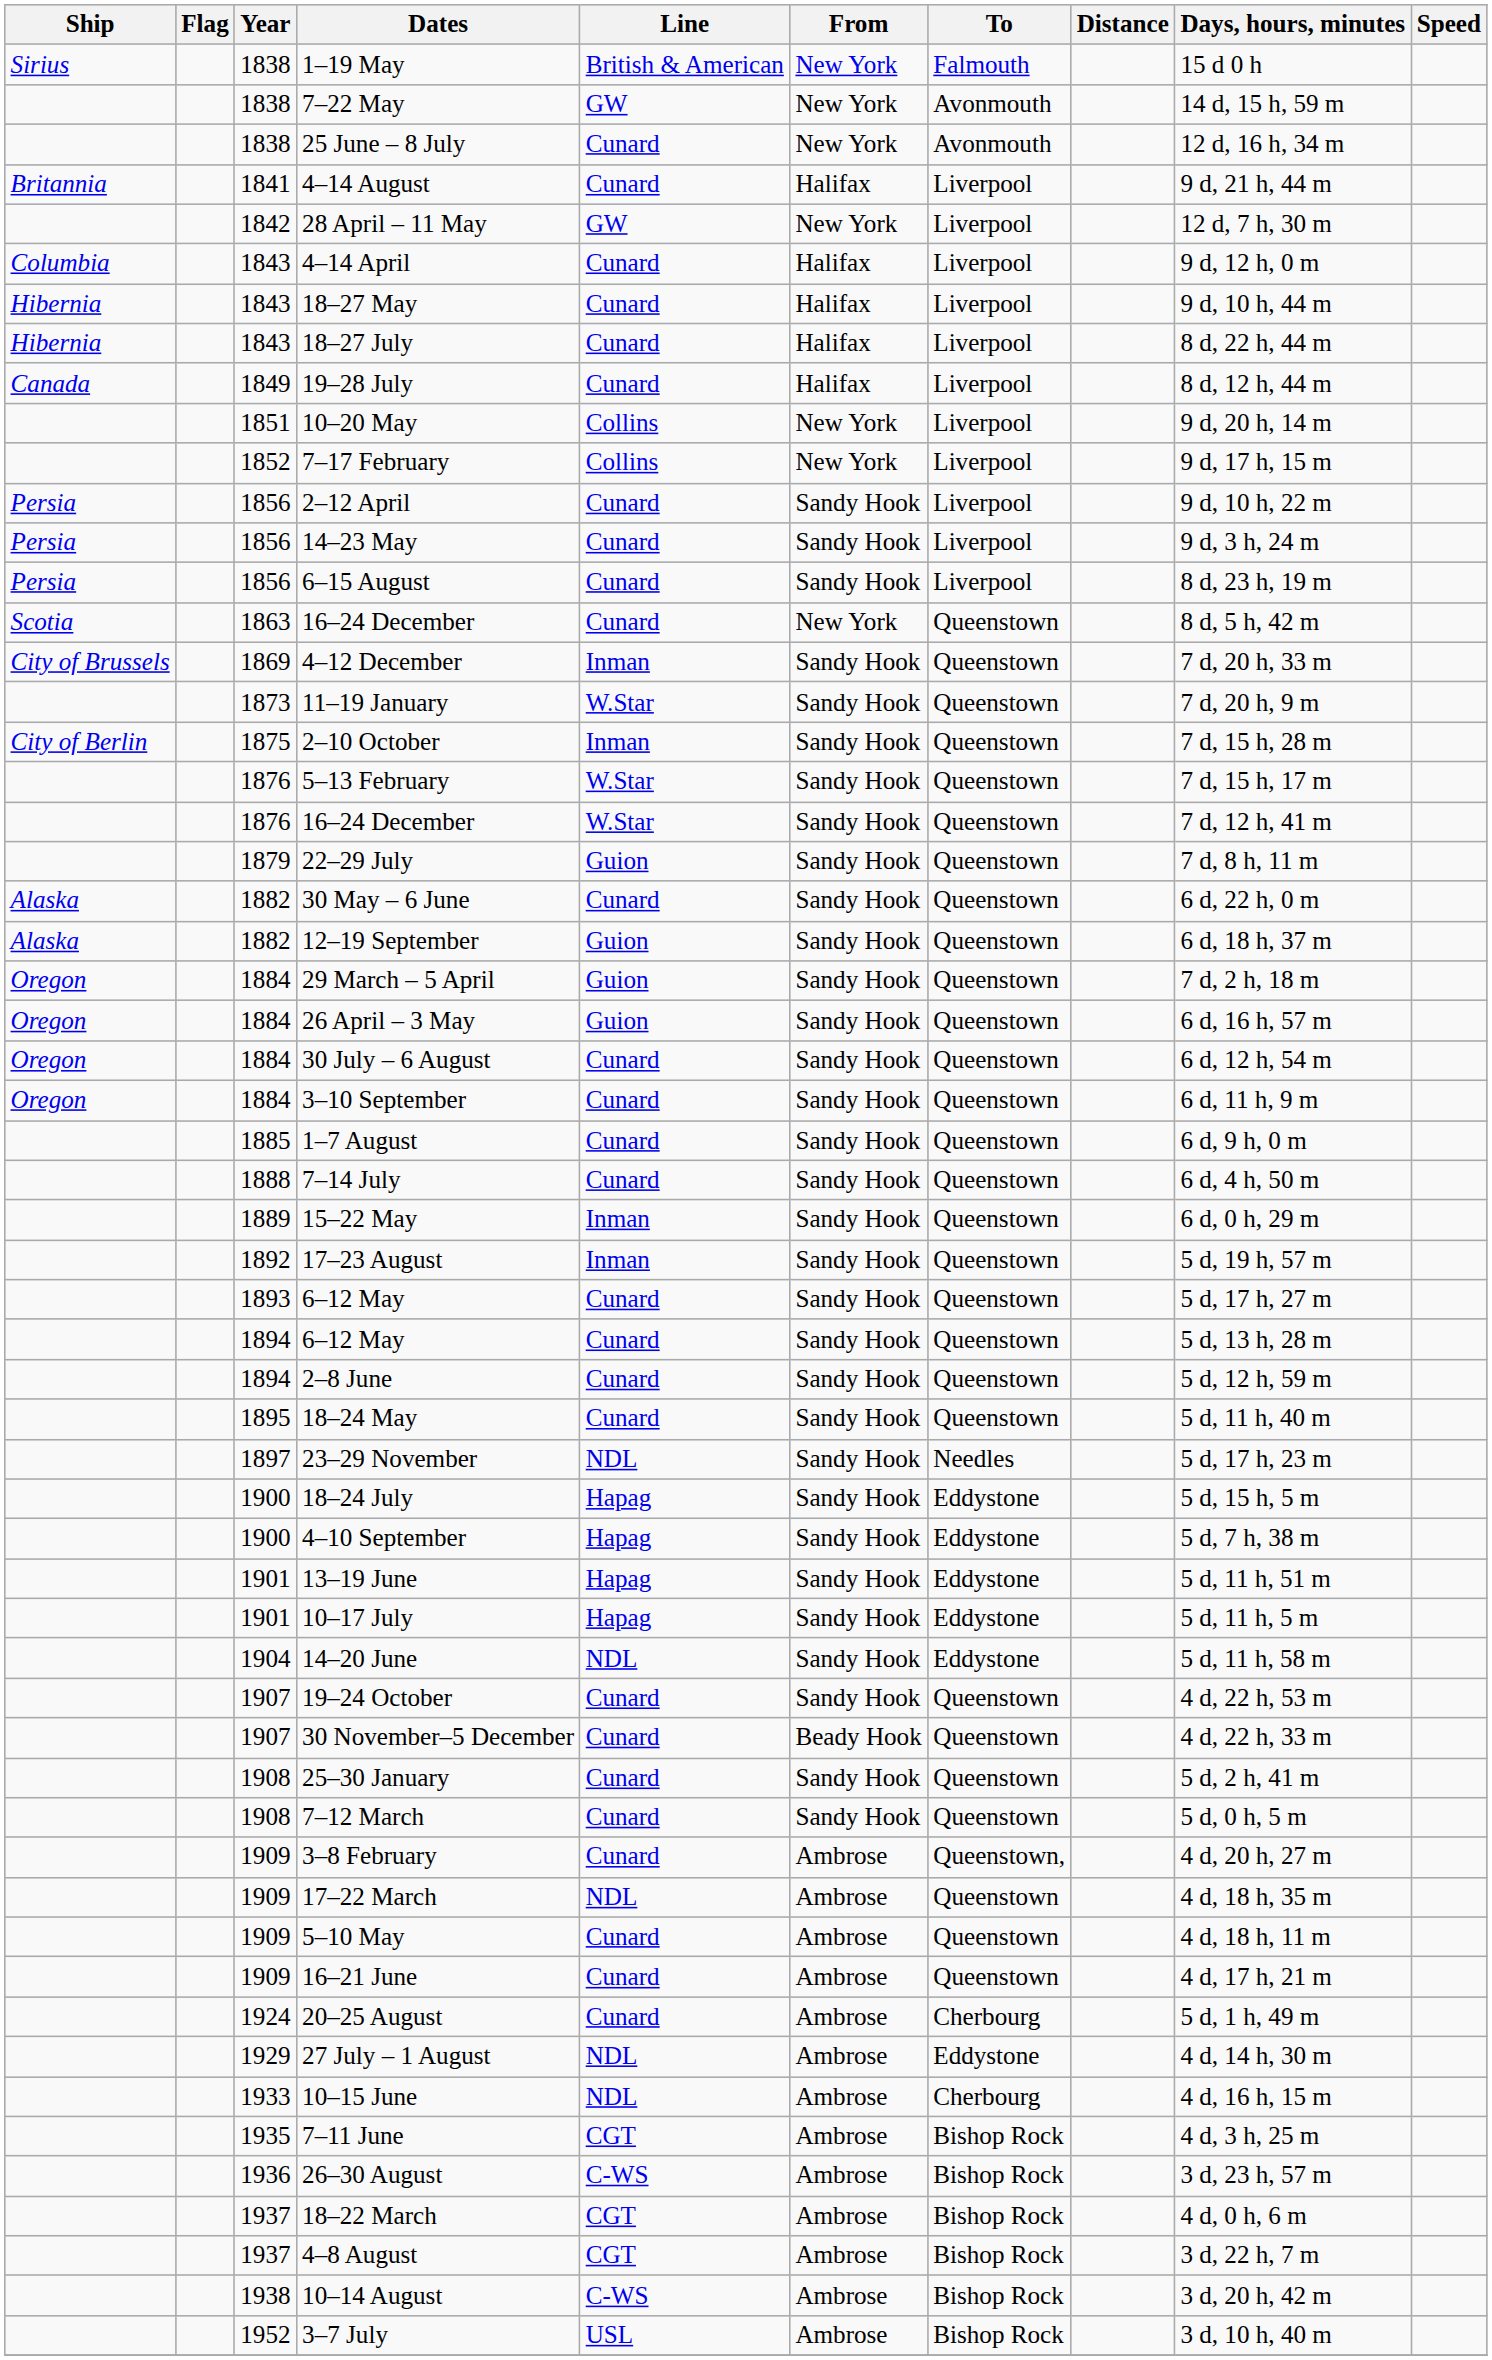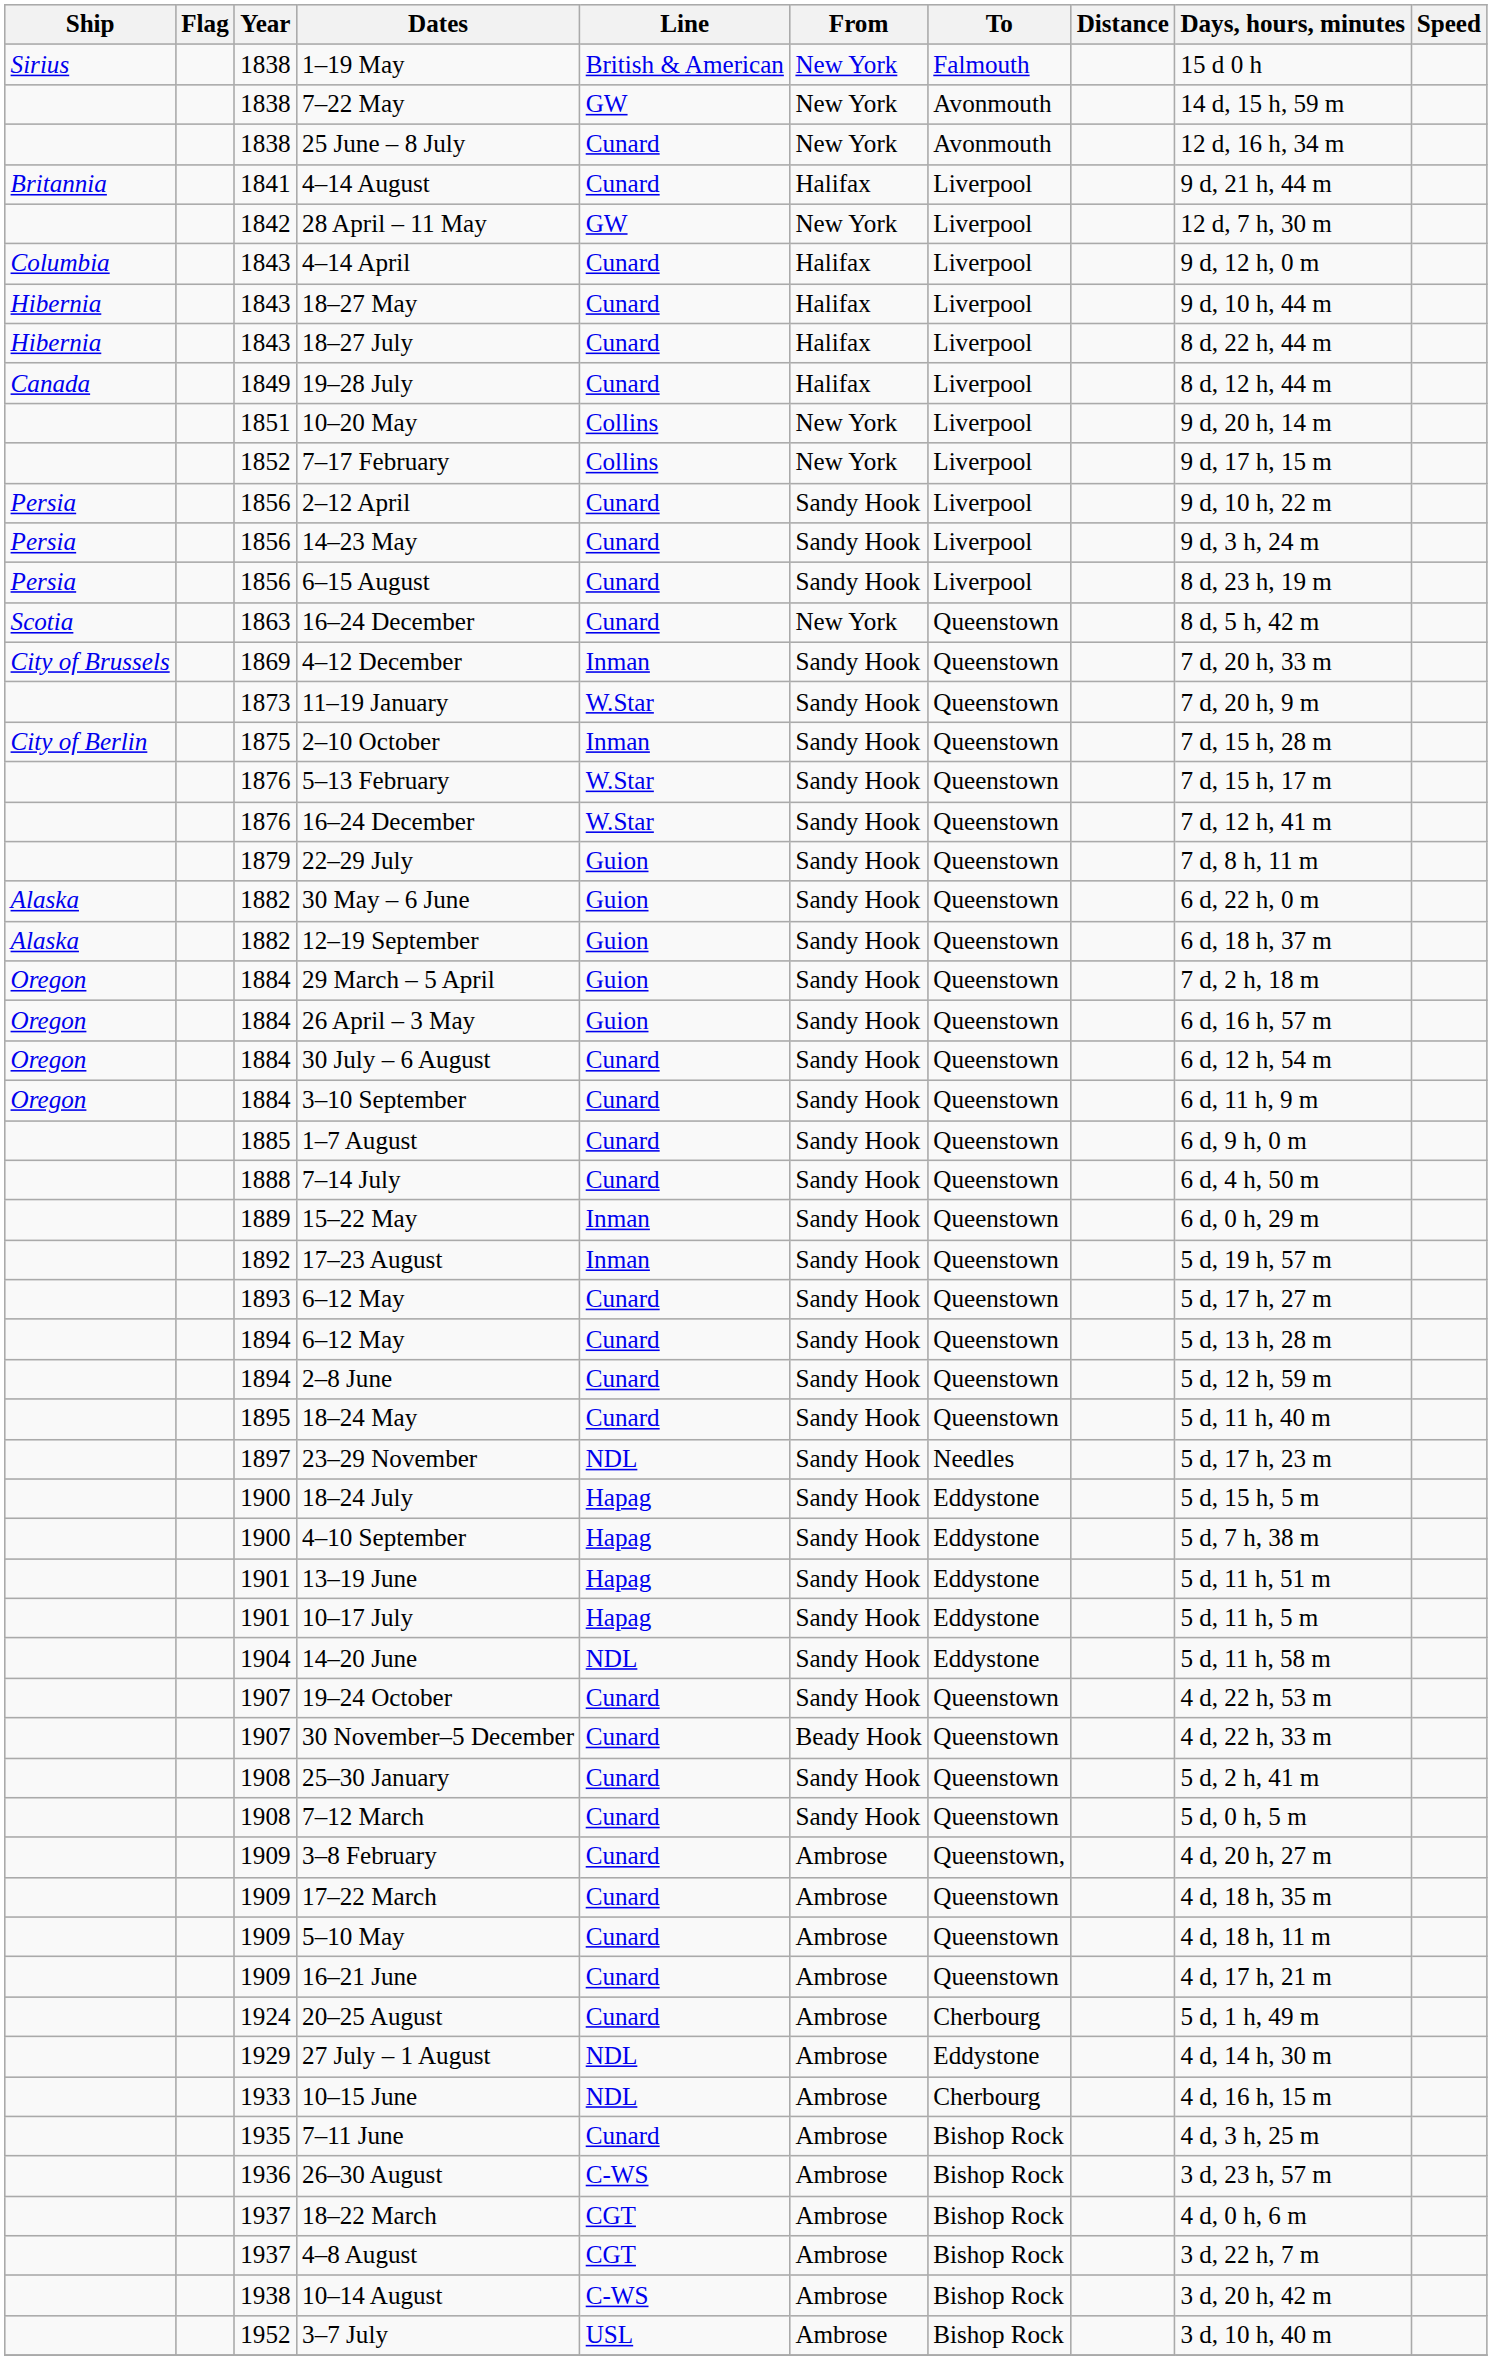(623, 900) Cunard -> (617, 900) Guion
(612, 1896) NDL -> (623, 1896) Cunard
(611, 2135) CGT -> (623, 2135) Cunard
